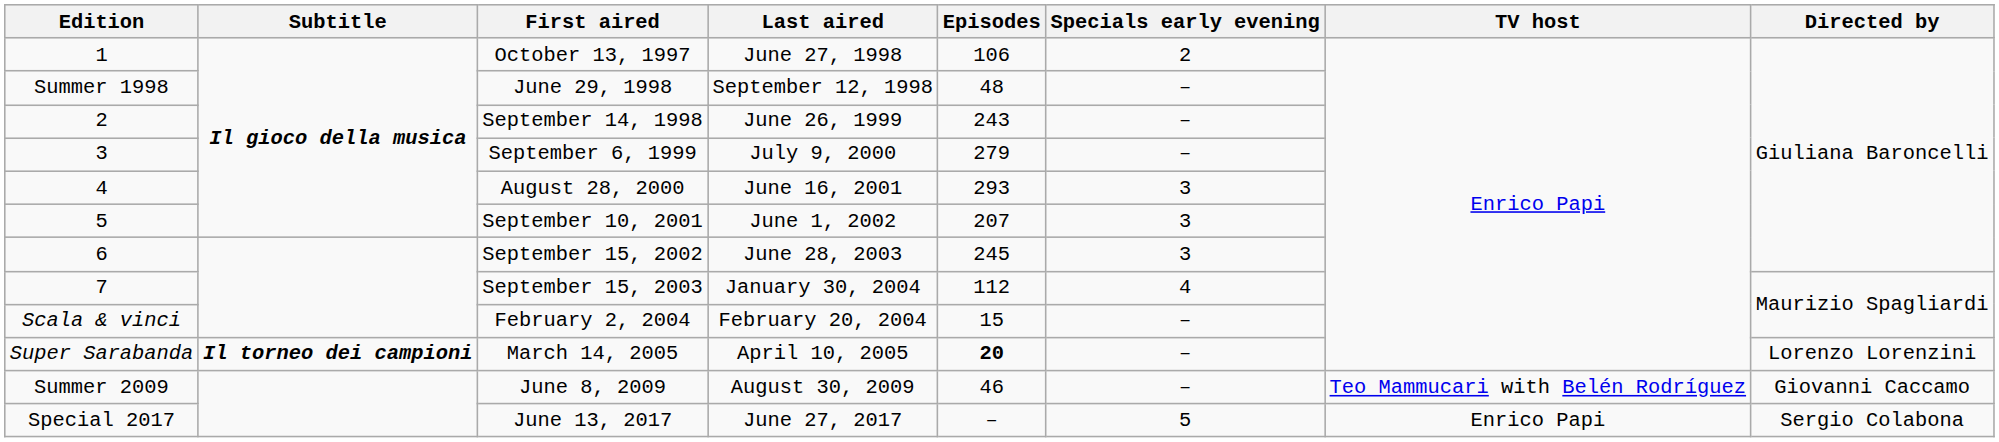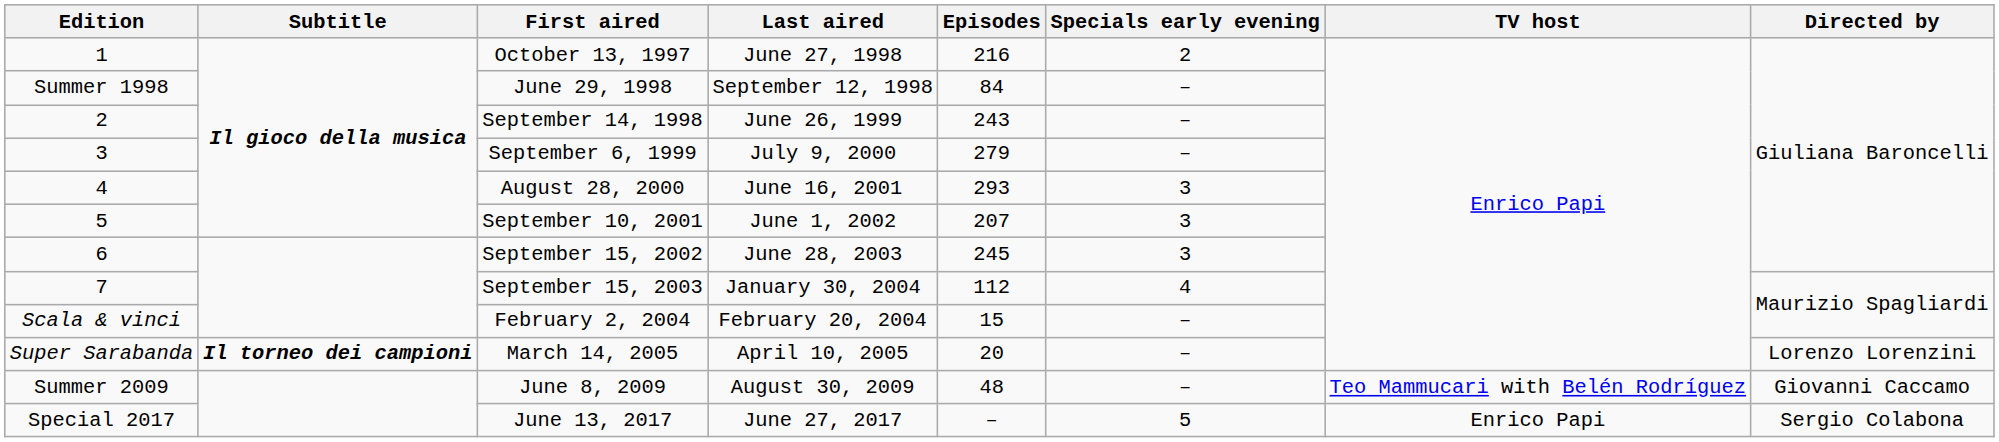(992, 55) 106 -> (992, 55) 216
(992, 88) 48 -> (992, 88) 84
(992, 354) bold -> (992, 354) normal
(992, 387) 46 -> (992, 387) 48
